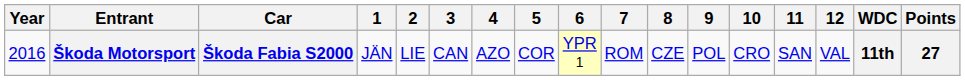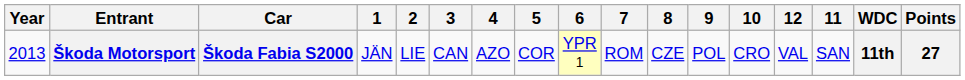columns swapped: (795, 17) <-> (835, 17)
(27, 53) 2016 -> (27, 53) 2013
